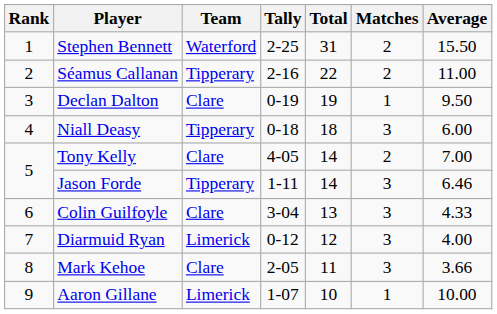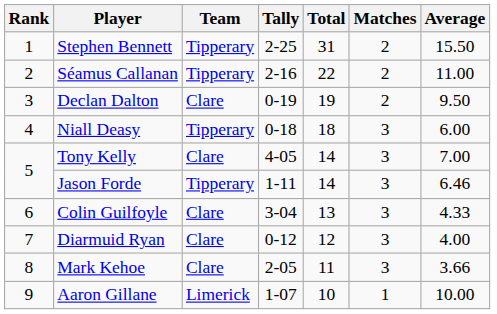(221, 45) Waterford -> (220, 45) Tipperary
(387, 101) 1 -> (385, 101) 2
(387, 156) 2 -> (385, 156) 3
(218, 239) Limerick -> (205, 239) Clare
